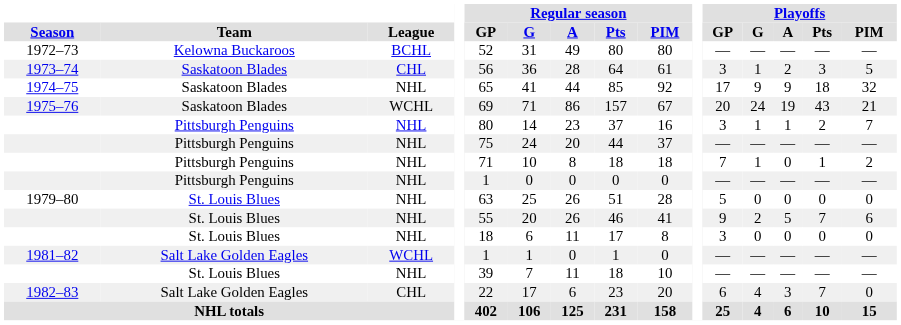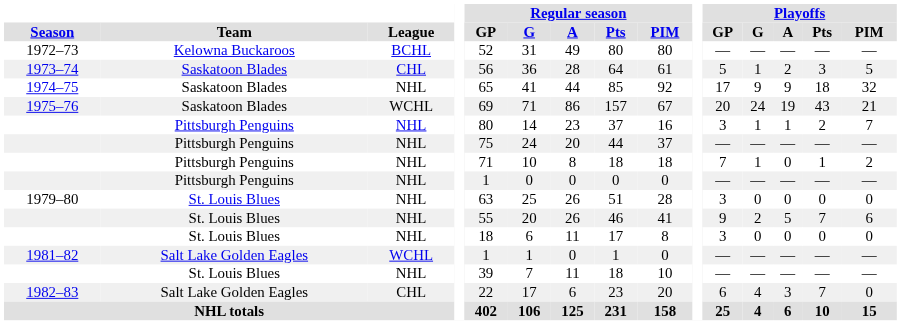(723, 69) 3 -> (723, 69) 5
(723, 199) 5 -> (723, 199) 3
